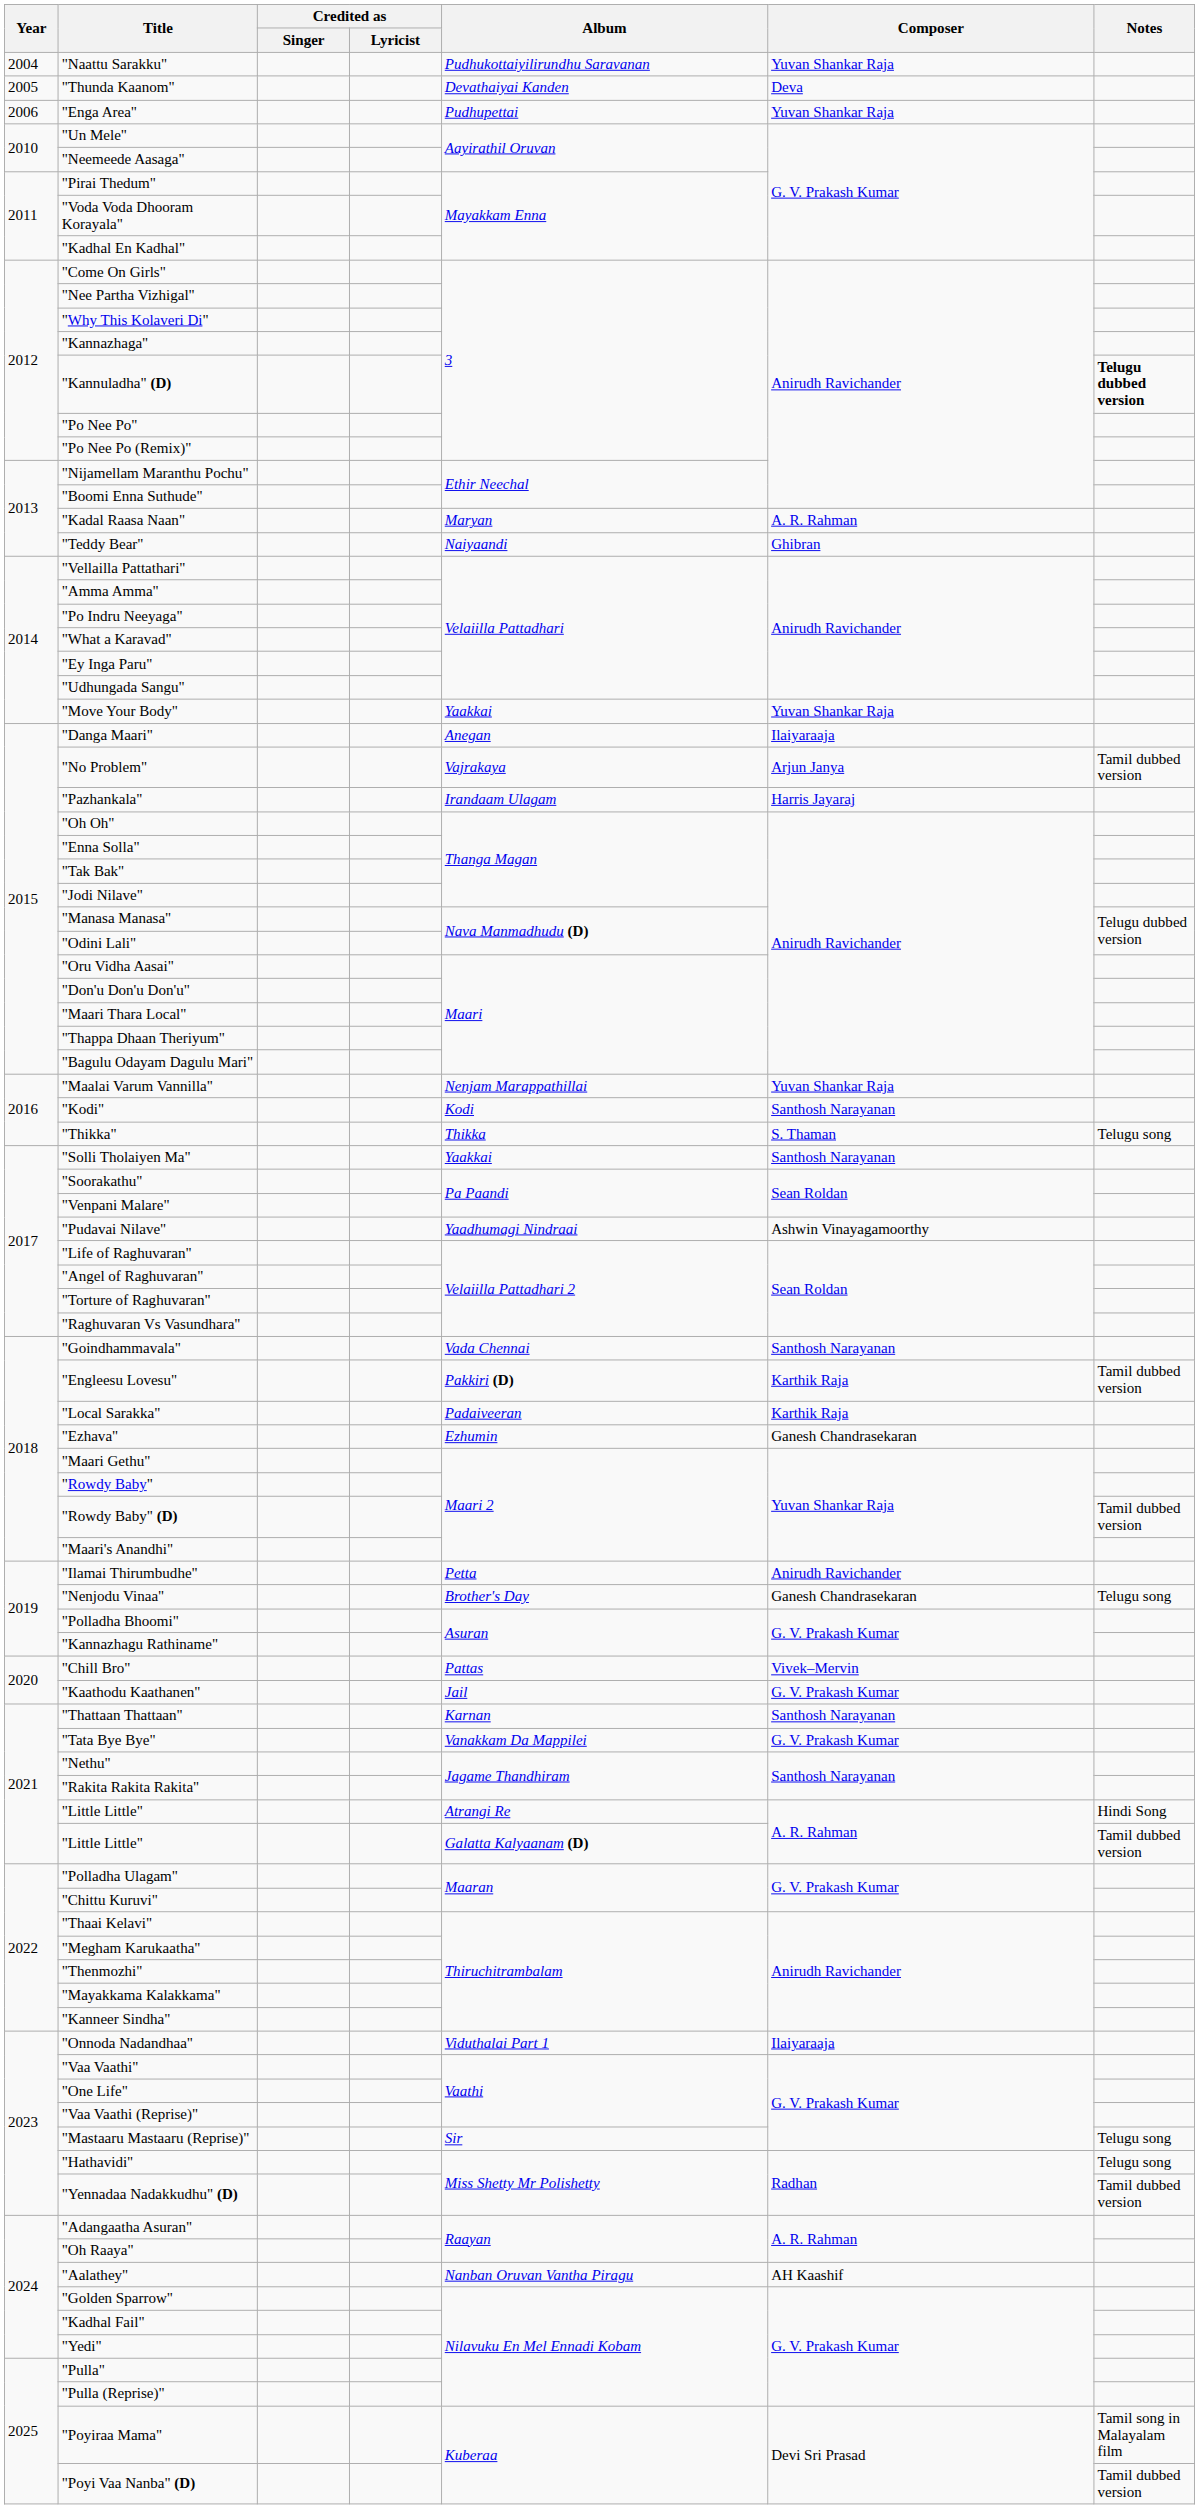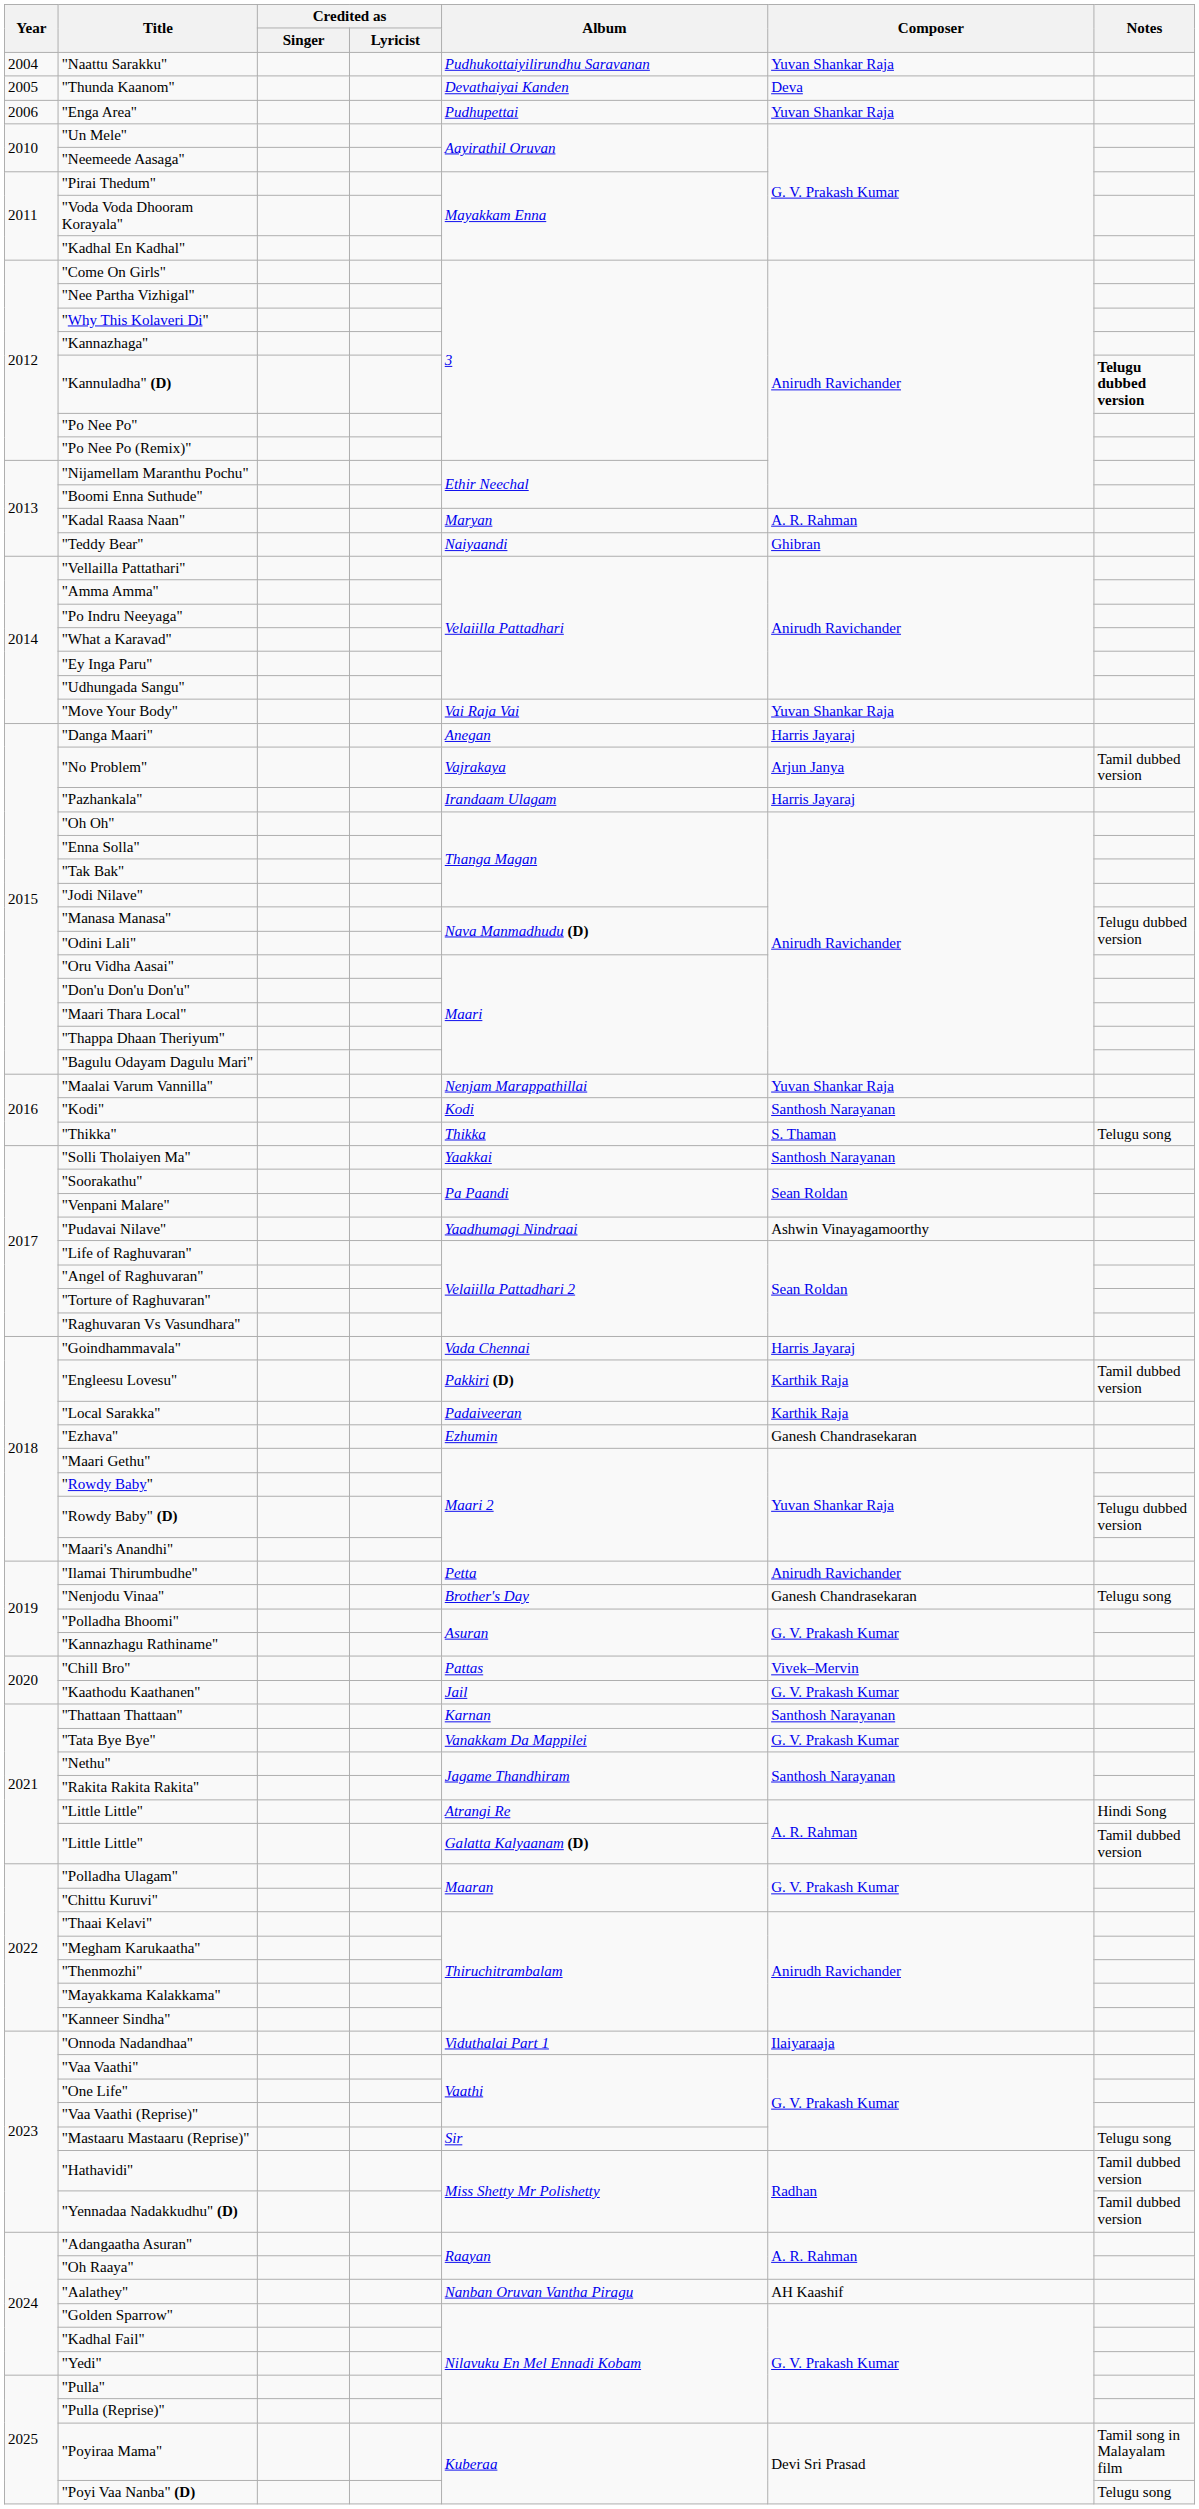(468, 711) Yaakkai -> (482, 711) Vai Raja Vai
(803, 735) Ilaiyaraaja -> (813, 735) Harris Jayaraj
(833, 1348) Santhosh Narayanan -> (813, 1348) Harris Jayaraj
(1139, 1516) Tamil dubbed version -> (1142, 1516) Telugu dubbed version
(1134, 2162) Telugu song -> (1139, 2170) Tamil dubbed version
(1139, 2483) Tamil dubbed version -> (1134, 2492) Telugu song
